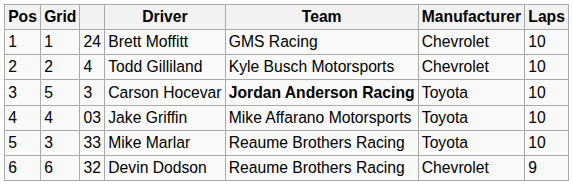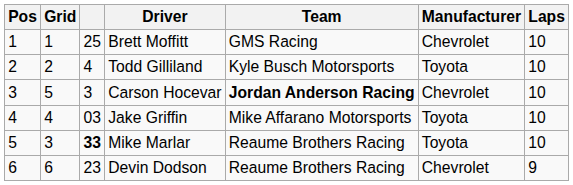(92, 42) 24 -> (92, 42) 25
(455, 67) Chevrolet -> (445, 67) Toyota
(445, 92) Toyota -> (455, 92) Chevrolet
(92, 143) normal -> (92, 143) bold
(92, 168) 32 -> (92, 168) 23
